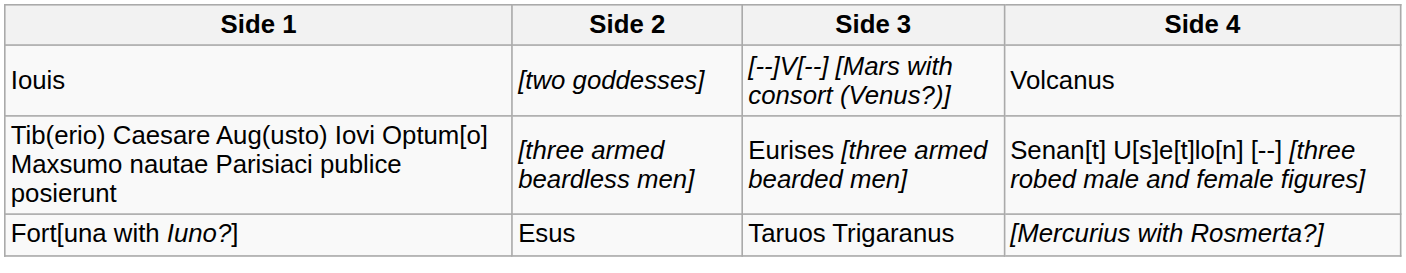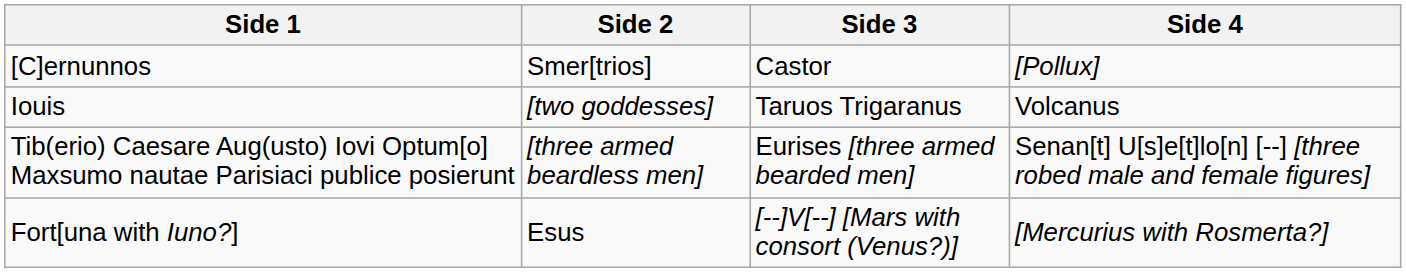+ row: (81, 65)
(851, 80) [--]V[--] [Mars with consort (Venus?)] -> (859, 106) Taruos Trigaranus
(851, 234) Taruos Trigaranus -> (858, 231) [--]V[--] [Mars with consort (Venus?)]
